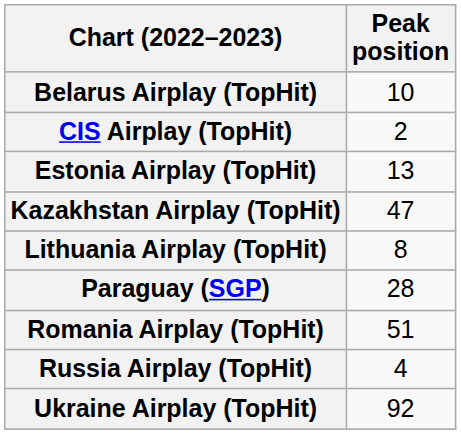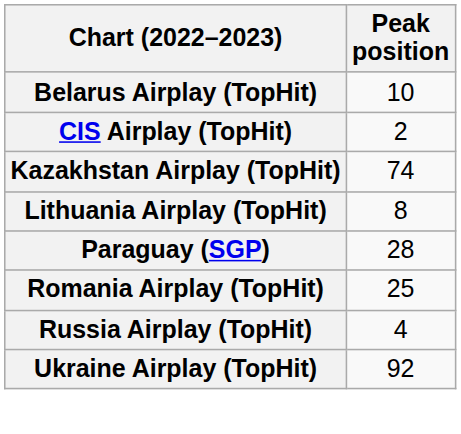- row: (176, 171)
(401, 210) 47 -> (401, 171) 74
(401, 329) 51 -> (401, 289) 25
